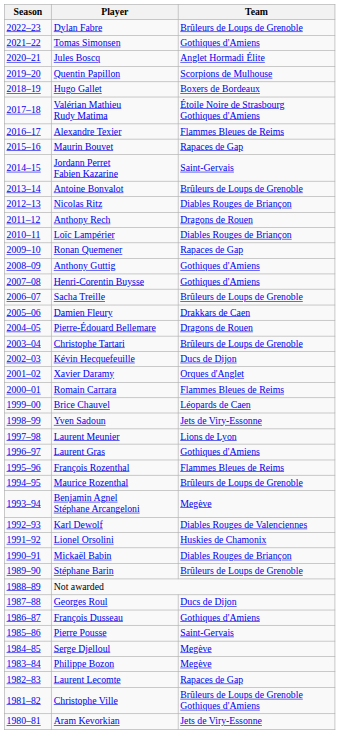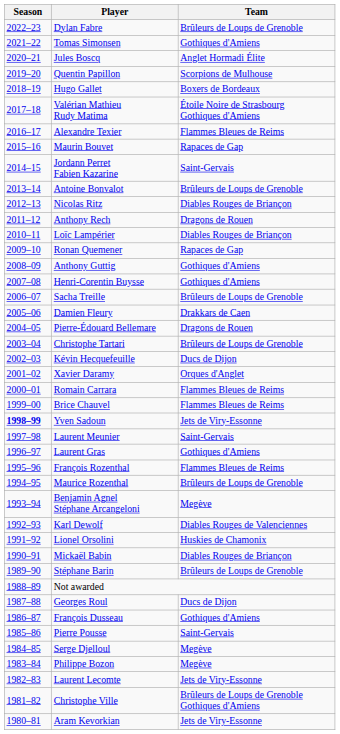(215, 405) Léopards de Caen -> (232, 405) Flammes Bleues de Reims
(24, 421) normal -> (24, 421) bold
(208, 436) Lions de Lyon -> (207, 436) Saint-Gervais
(212, 679) Rapaces de Gap -> (221, 679) Jets de Viry-Essonne
